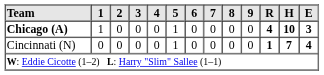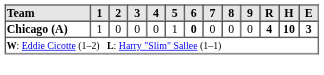(194, 29) normal -> (194, 29) bold
- row: (41, 45)
